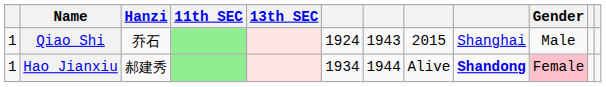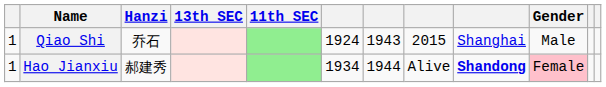columns swapped: (209, 16) <-> (284, 16)
